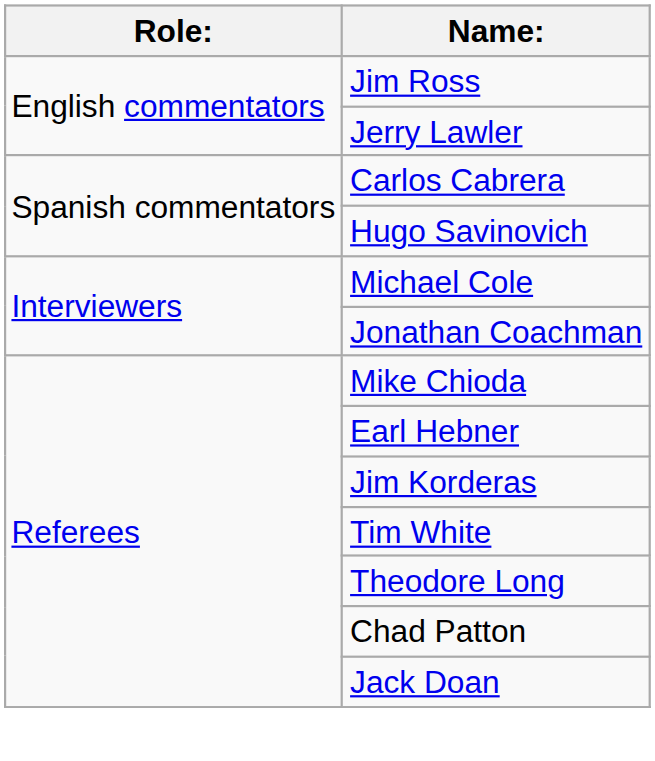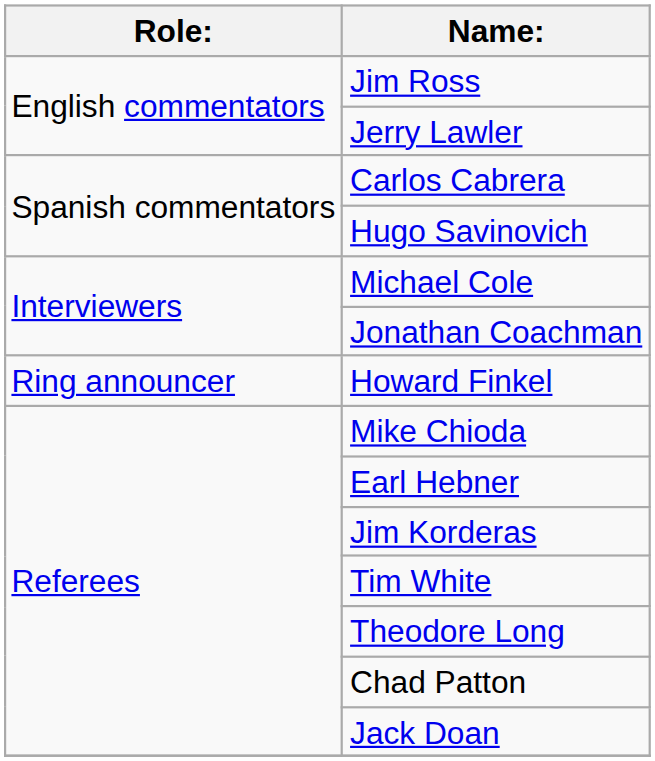+ row: (451, 381)
